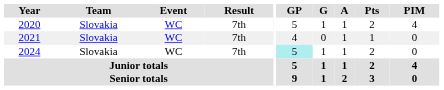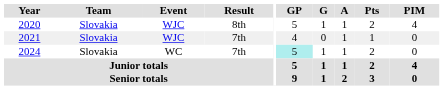(173, 24) WC -> (173, 24) WJC
(239, 24) 7th -> (239, 24) 8th
(173, 38) WC -> (173, 38) WJC
